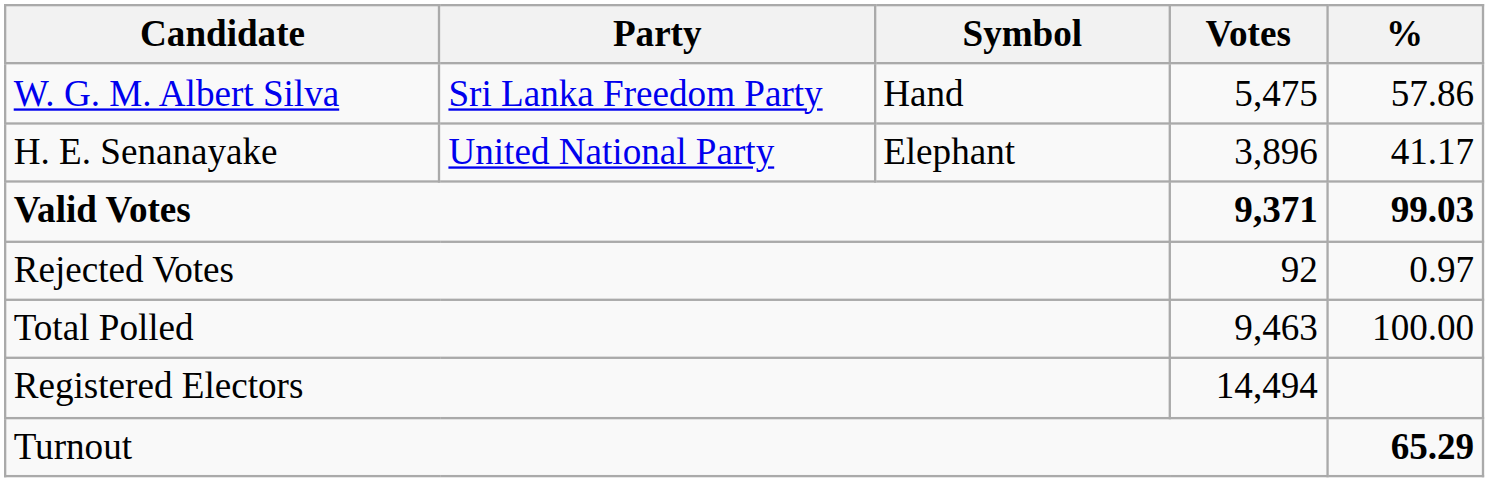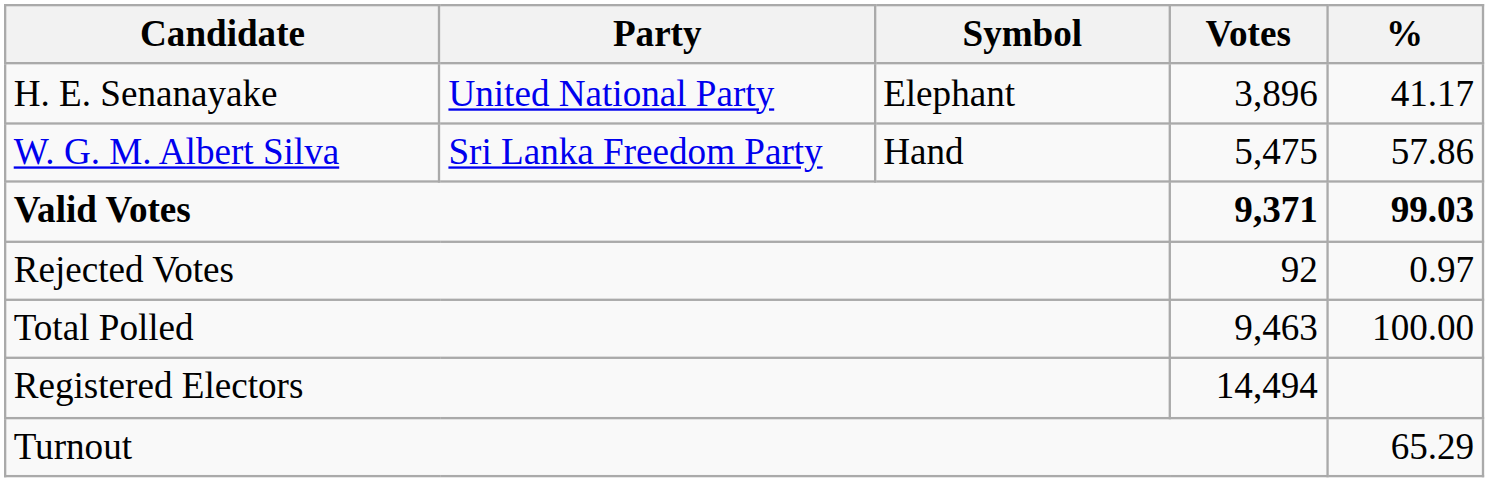rows swapped: (176, 92) <-> (146, 151)
(1432, 446) bold -> (1432, 446) normal
